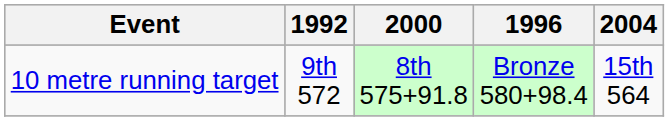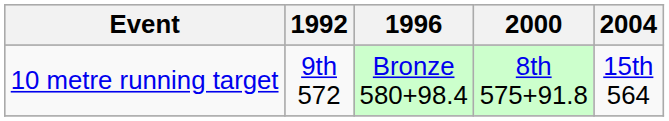columns swapped: (534, 24) <-> (414, 24)
